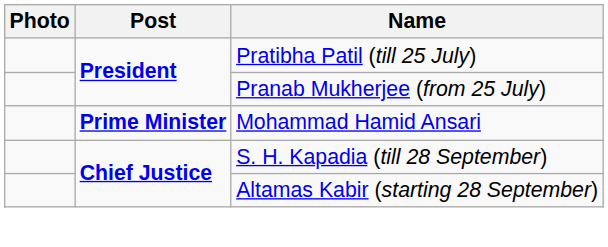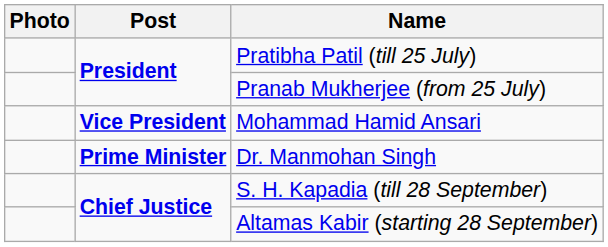(153, 122) Prime Minister -> (153, 122) Vice President
+ row: (336, 156)
